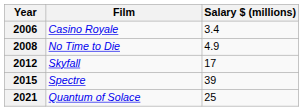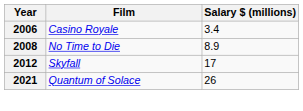(212, 47) 4.9 -> (212, 47) 8.9
- row: (25, 81)
(210, 98) 25 -> (210, 81) 26
